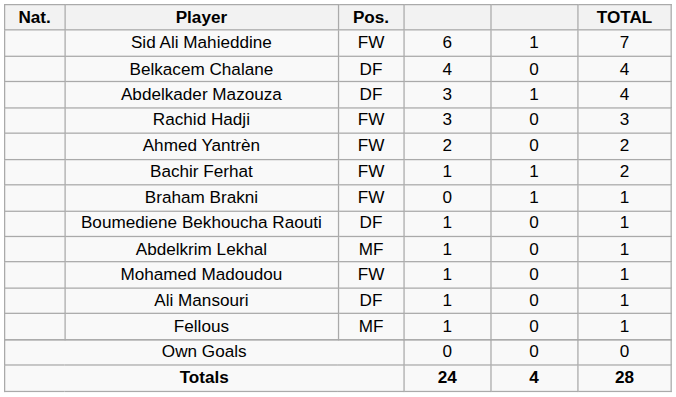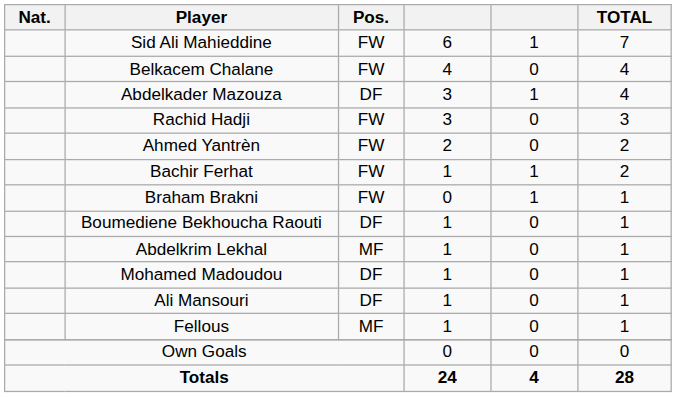(371, 68) DF -> (371, 68) FW
(371, 274) FW -> (371, 274) DF
